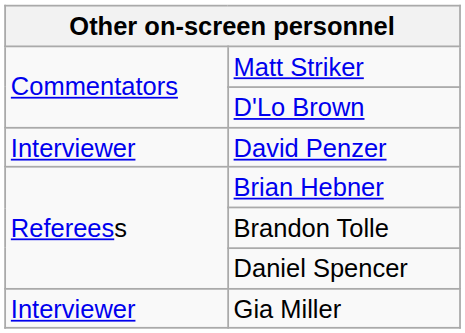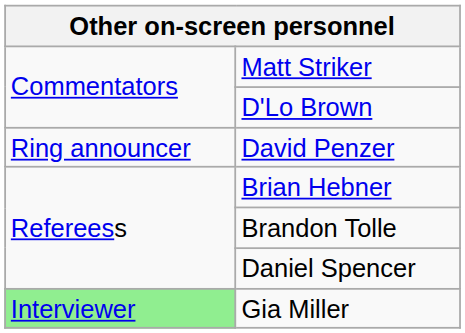(73, 147) Interviewer -> (101, 147) Ring announcer
(73, 308) no background -> (73, 308) lightgreen background
